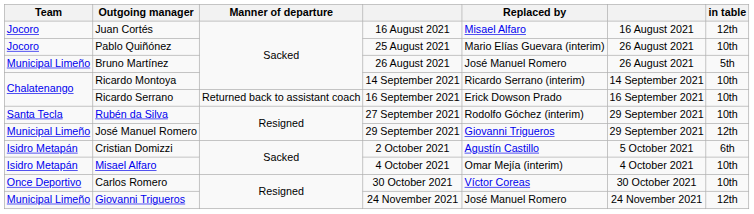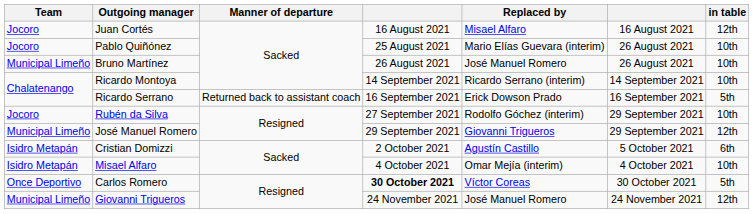(727, 64) 5th -> (727, 64) 10th
(727, 98) 10th -> (727, 98) 5th
(35, 115) Santa Tecla -> (23, 115) Jocoro
(413, 183) normal -> (413, 183) bold
(727, 183) 10th -> (727, 183) 5th
